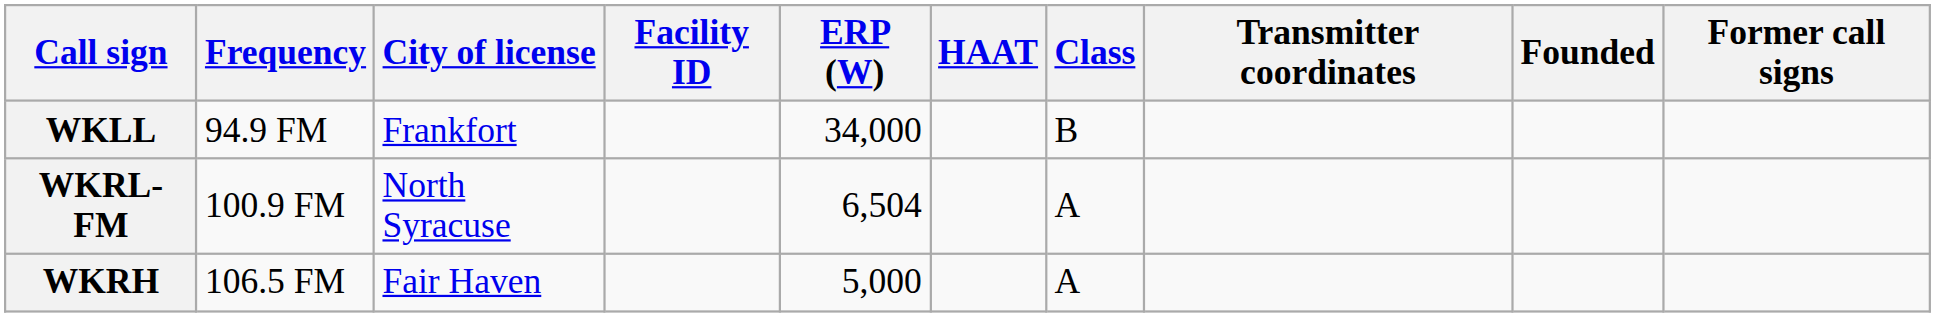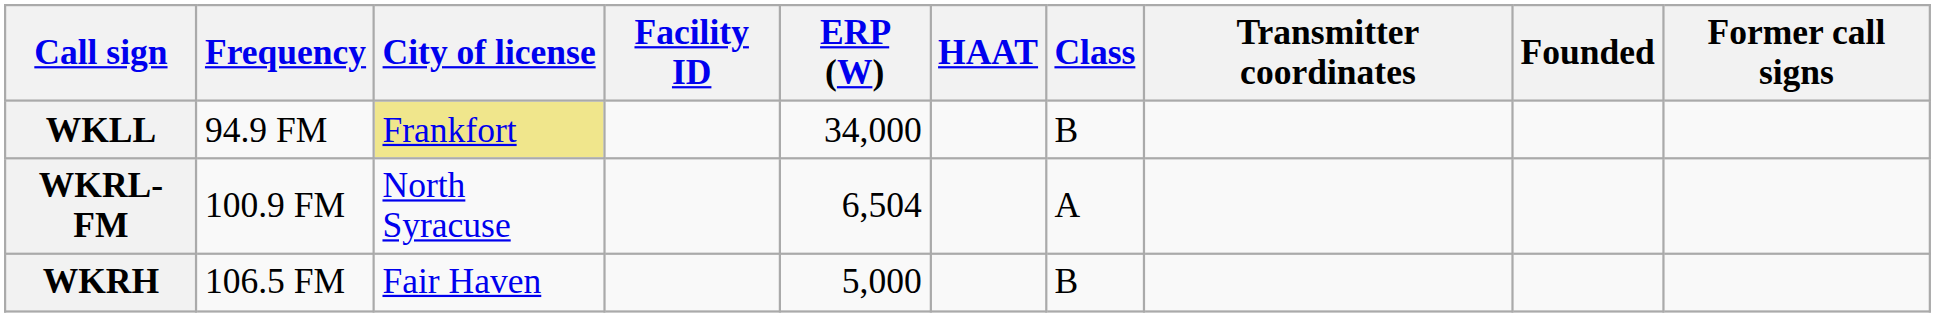(450, 128) no background -> (450, 128) khaki background
(1067, 281) A -> (1066, 281) B
